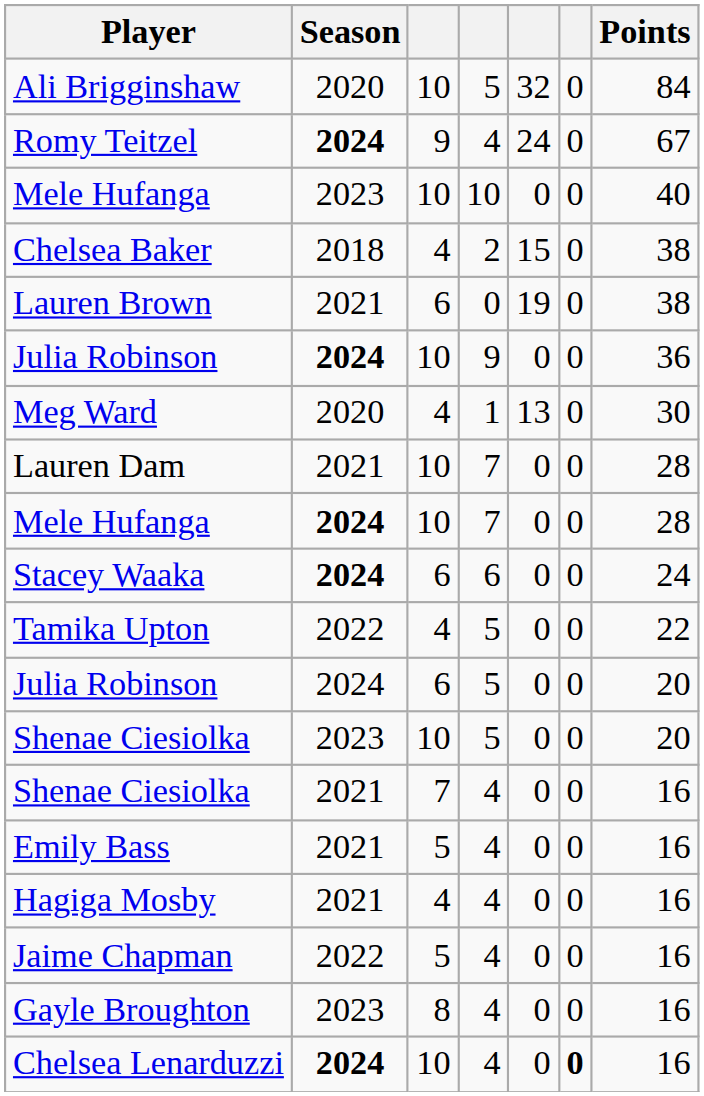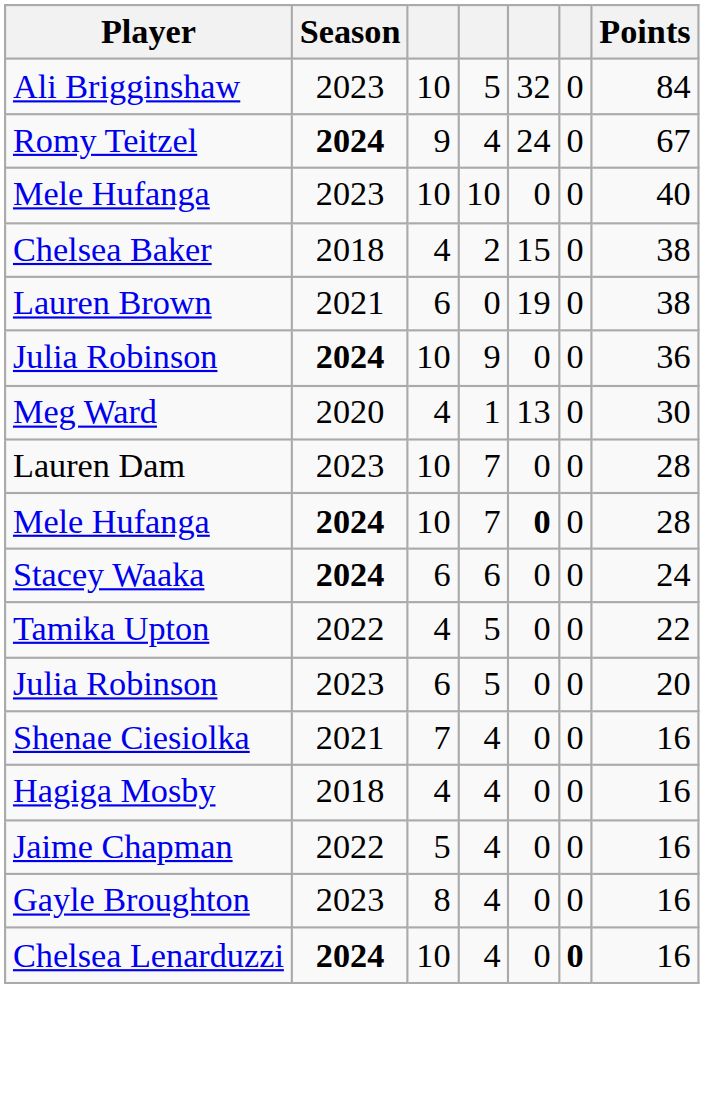(350, 85) 2020 -> (350, 85) 2023
(350, 466) 2021 -> (350, 466) 2023
(542, 520) normal -> (542, 520) bold
(350, 683) 2024 -> (350, 683) 2023
- row: (131, 737)
- row: (91, 846)
(350, 900) 2021 -> (350, 791) 2018
